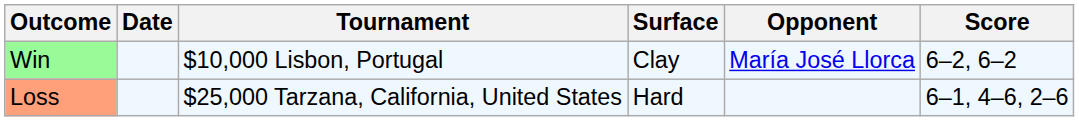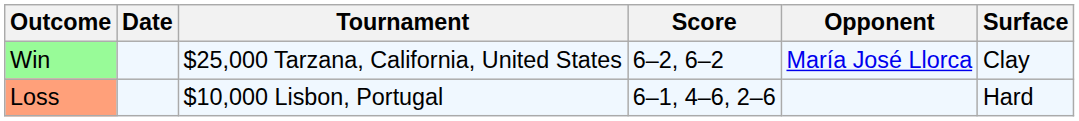columns swapped: (676, 23) <-> (997, 23)
(313, 60) $10,000 Lisbon, Portugal -> (403, 60) $25,000 Tarzana, California, United States
(403, 97) $25,000 Tarzana, California, United States -> (313, 97) $10,000 Lisbon, Portugal
